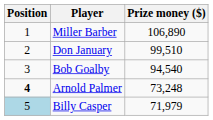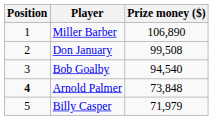(166, 50) 99,510 -> (166, 50) 99,508
(166, 87) 73,248 -> (166, 87) 73,848
(27, 106) lightblue background -> (27, 106) no background
